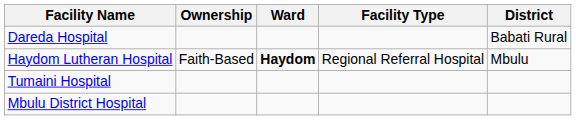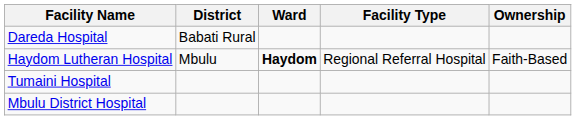columns swapped: (529, 15) <-> (216, 15)
